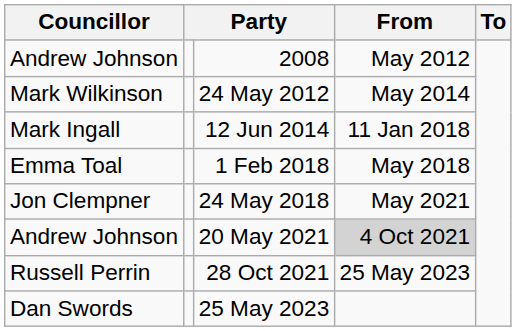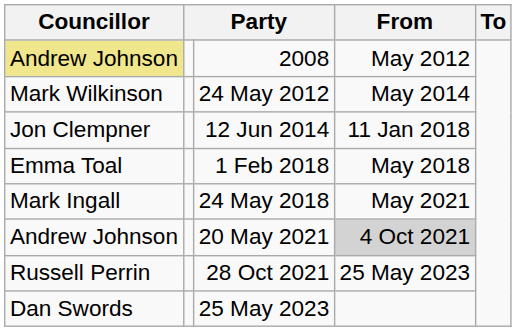(94, 58) no background -> (94, 58) khaki background
(65, 129) Mark Ingall -> (80, 129) Jon Clempner
(80, 201) Jon Clempner -> (65, 201) Mark Ingall
